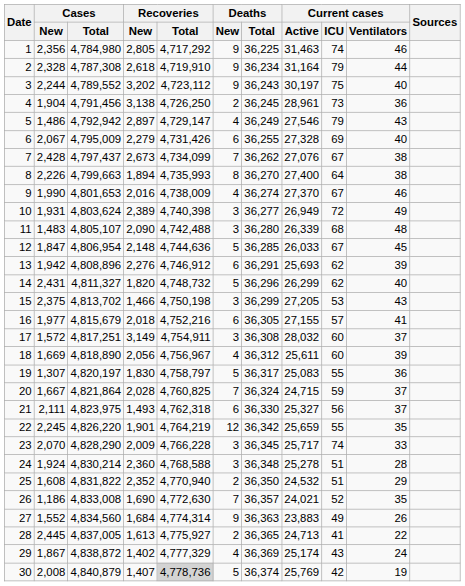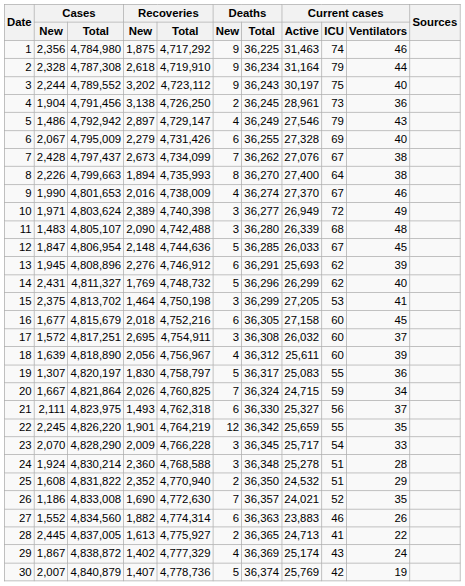(141, 49) 2,805 -> (141, 49) 1,875
(51, 211) 1,931 -> (51, 211) 1,971
(51, 265) 1,942 -> (51, 265) 1,945
(141, 283) 1,820 -> (141, 283) 1,769
(141, 301) 1,466 -> (141, 301) 1,464
(401, 301) 43 -> (401, 301) 41
(51, 319) 1,977 -> (51, 319) 1,677
(302, 319) 27,155 -> (302, 319) 27,158
(338, 319) 57 -> (338, 319) 60
(401, 319) 41 -> (401, 319) 45
(141, 337) 3,149 -> (141, 337) 2,695
(302, 337) 28,032 -> (302, 337) 26,032
(51, 355) 1,669 -> (51, 355) 1,639
(141, 391) 2,028 -> (141, 391) 2,026
(401, 391) 37 -> (401, 391) 34
(338, 445) 74 -> (338, 445) 54
(141, 517) 1,684 -> (141, 517) 1,882
(236, 517) 9 -> (236, 517) 6
(338, 517) 49 -> (338, 517) 46
(51, 572) 2,008 -> (51, 572) 2,007
(185, 572) lightgrey background -> (185, 572) no background
